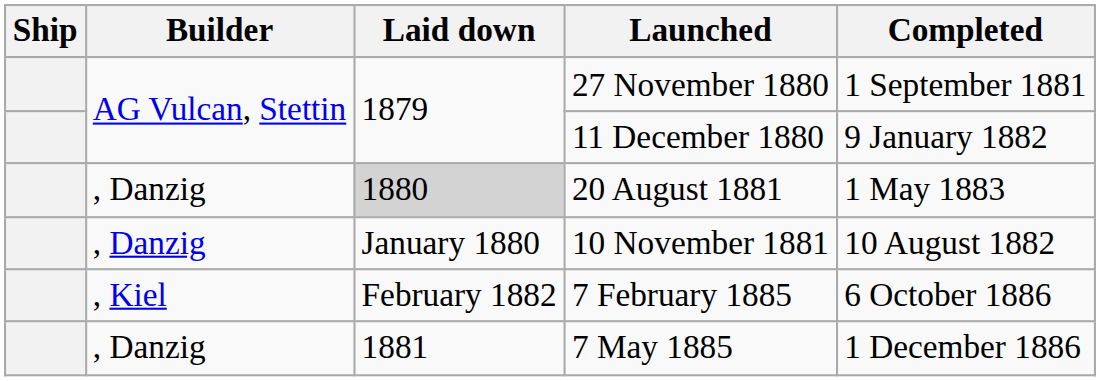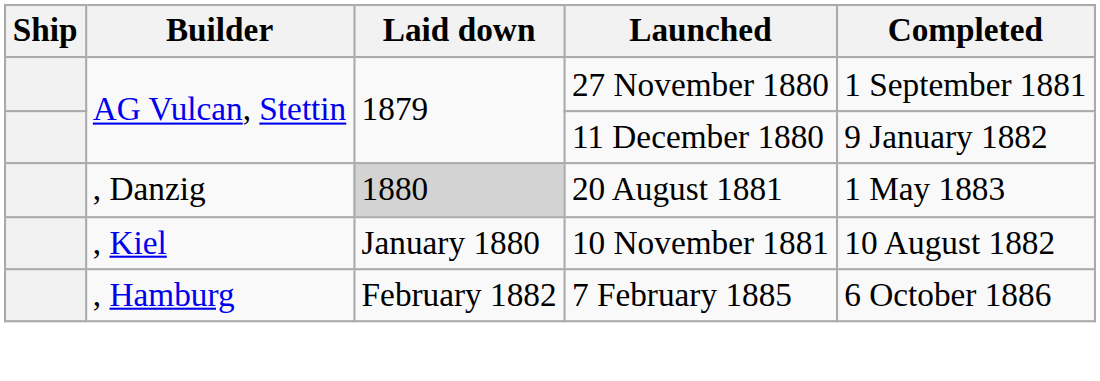(149, 242) , Danzig -> (130, 242) , Kiel
(130, 294) , Kiel -> (164, 294) , Hamburg
- row: (652, 347)
